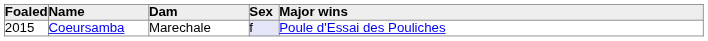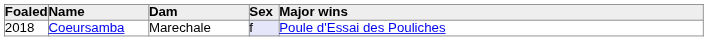(20, 28) 2015 -> (20, 28) 2018
